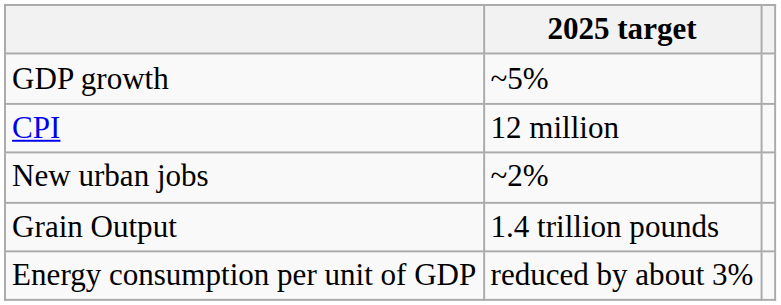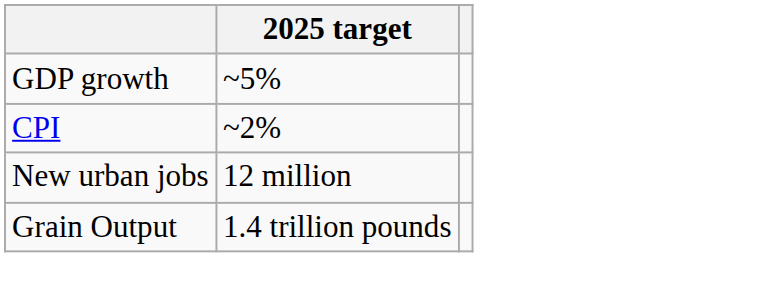(555, 127) 12 million -> (252, 127) ~2%
(520, 176) ~2% -> (287, 176) 12 million
- row: (244, 275)
